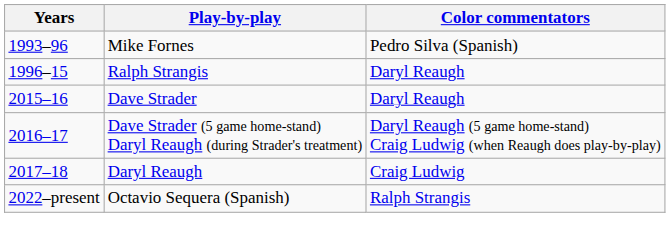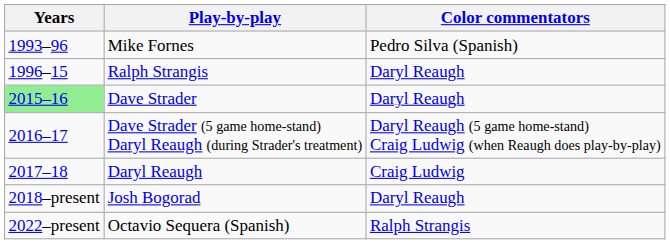(38, 98) no background -> (38, 98) lightgreen background
+ row: (154, 198)
